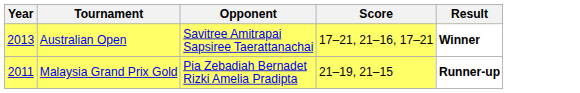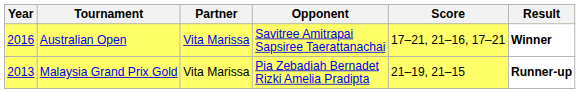+ column: (216, 14)
(21, 40) 2013 -> (21, 40) 2016
(21, 73) 2011 -> (21, 73) 2013
